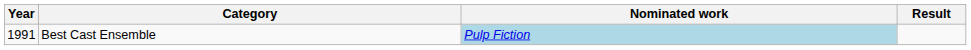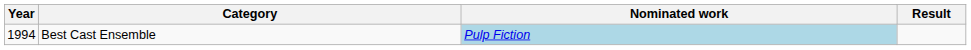(21, 34) 1991 -> (21, 34) 1994
